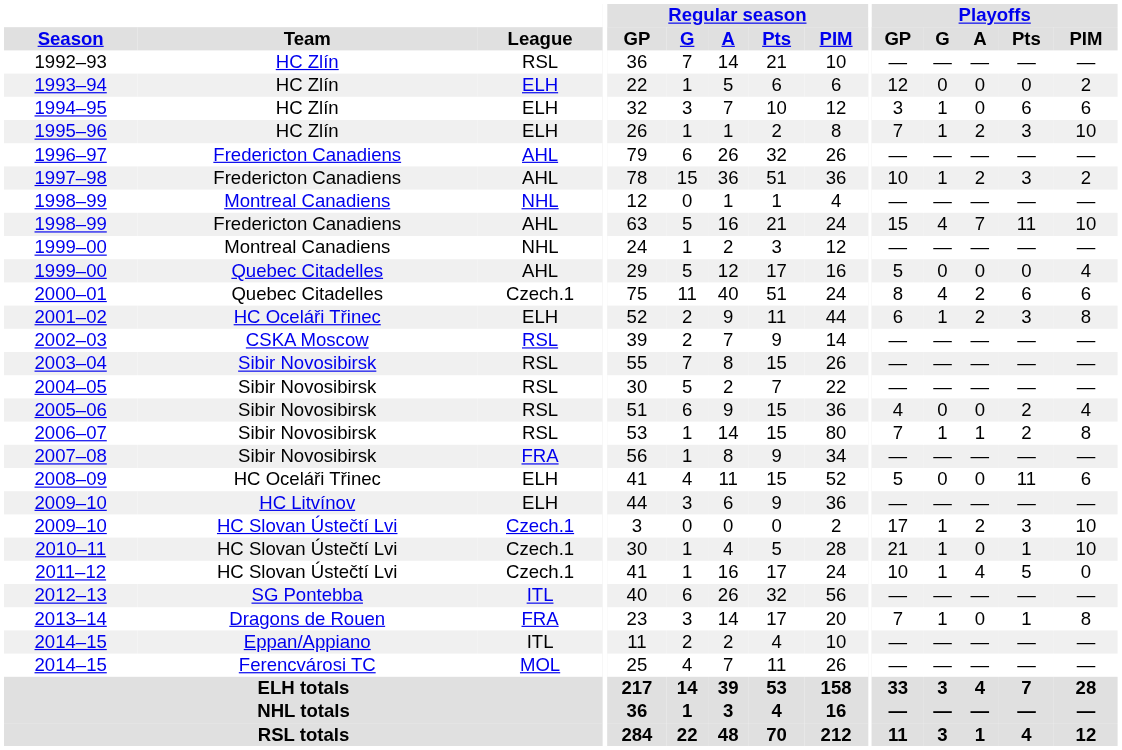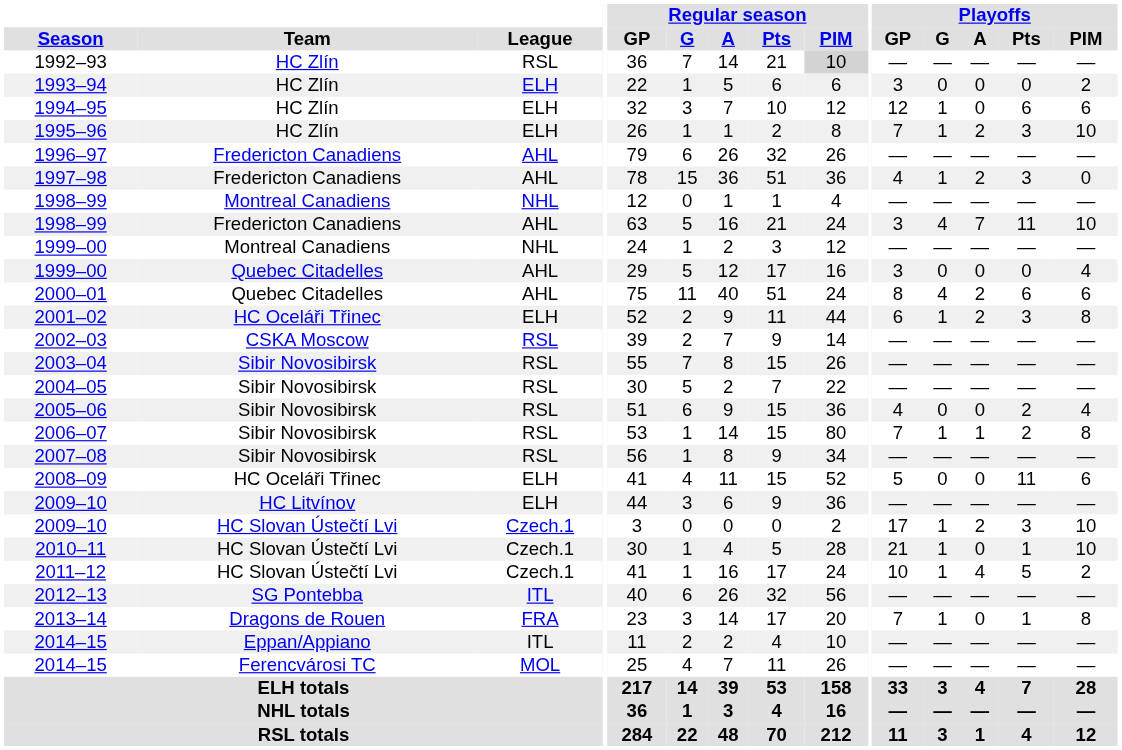(836, 61) no background -> (836, 61) lightgrey background
(898, 85) 12 -> (898, 85) 3
(898, 108) 3 -> (898, 108) 12
(898, 177) 10 -> (898, 177) 4
(1086, 177) 2 -> (1086, 177) 0
(898, 224) 15 -> (898, 224) 3
(898, 270) 5 -> (898, 270) 3
(540, 293) Czech.1 -> (540, 293) AHL
(540, 456) FRA -> (540, 456) RSL
(1086, 572) 0 -> (1086, 572) 2
